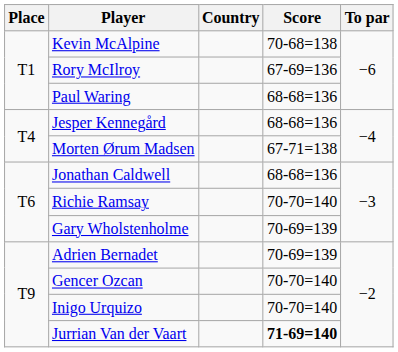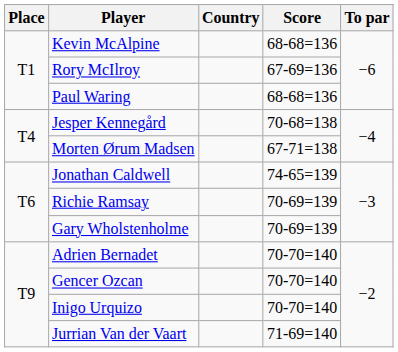(302, 44) 70-68=138 -> (302, 44) 68-68=136
(302, 123) 68-68=136 -> (302, 123) 70-68=138
(302, 175) 68-68=136 -> (302, 175) 74-65=139
(302, 202) 70-70=140 -> (302, 202) 70-69=139
(302, 254) 70-69=139 -> (302, 254) 70-70=140
(302, 333) bold -> (302, 333) normal
